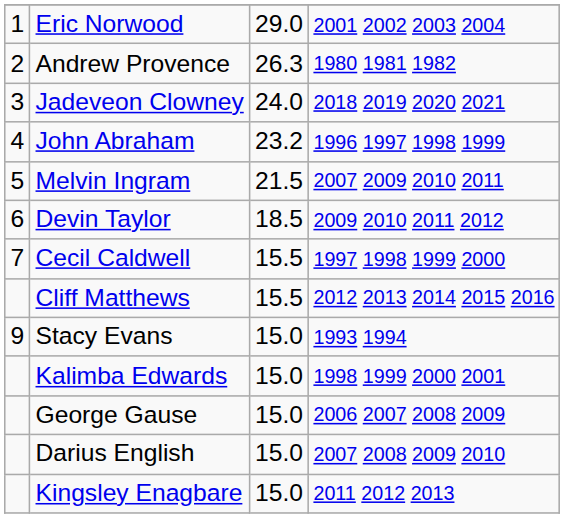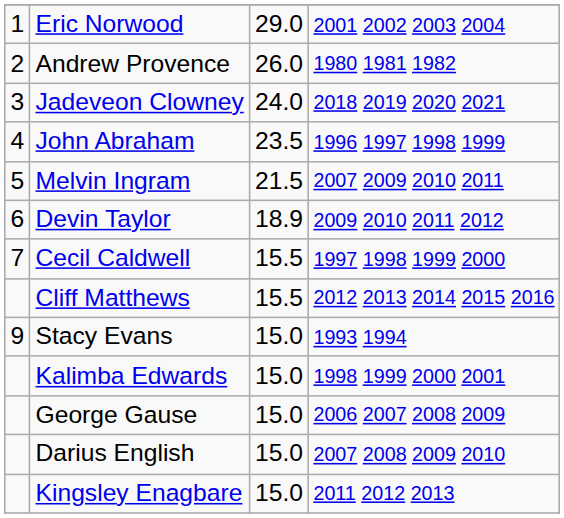(279, 63) 26.3 -> (279, 63) 26.0
(279, 141) 23.2 -> (279, 141) 23.5
(279, 219) 18.5 -> (279, 219) 18.9
